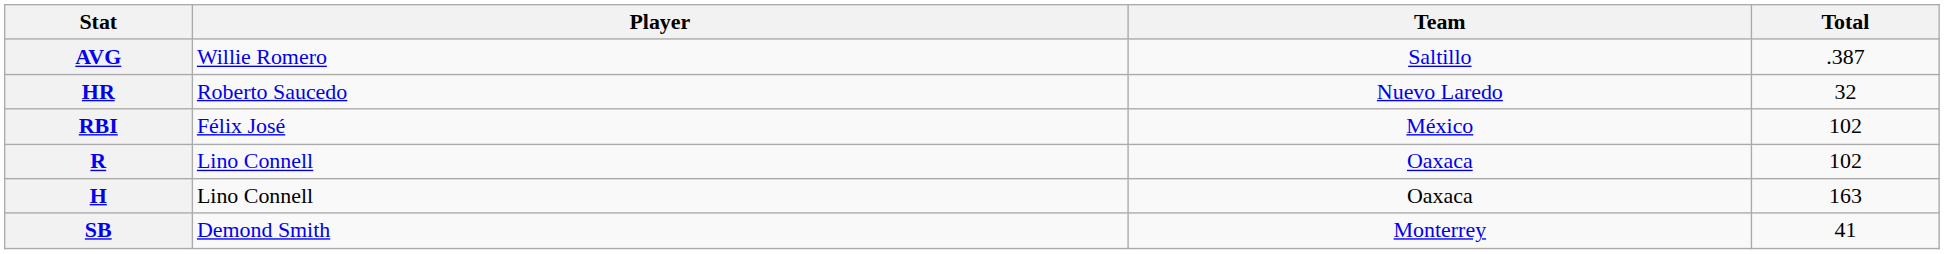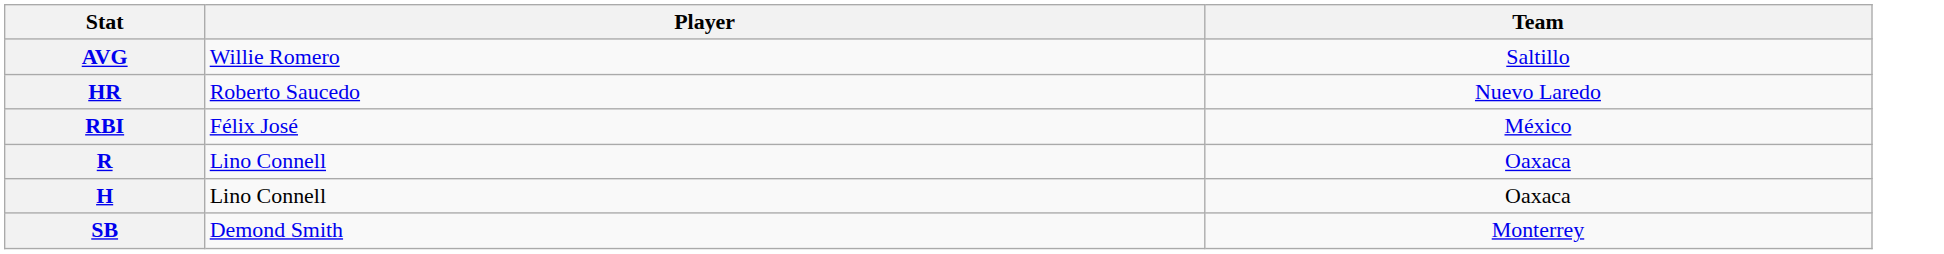- column: (1845, 21)
